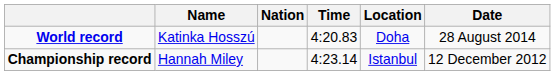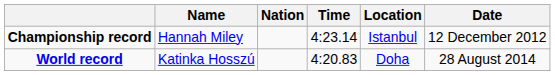rows swapped: (80, 37) <-> (80, 59)
